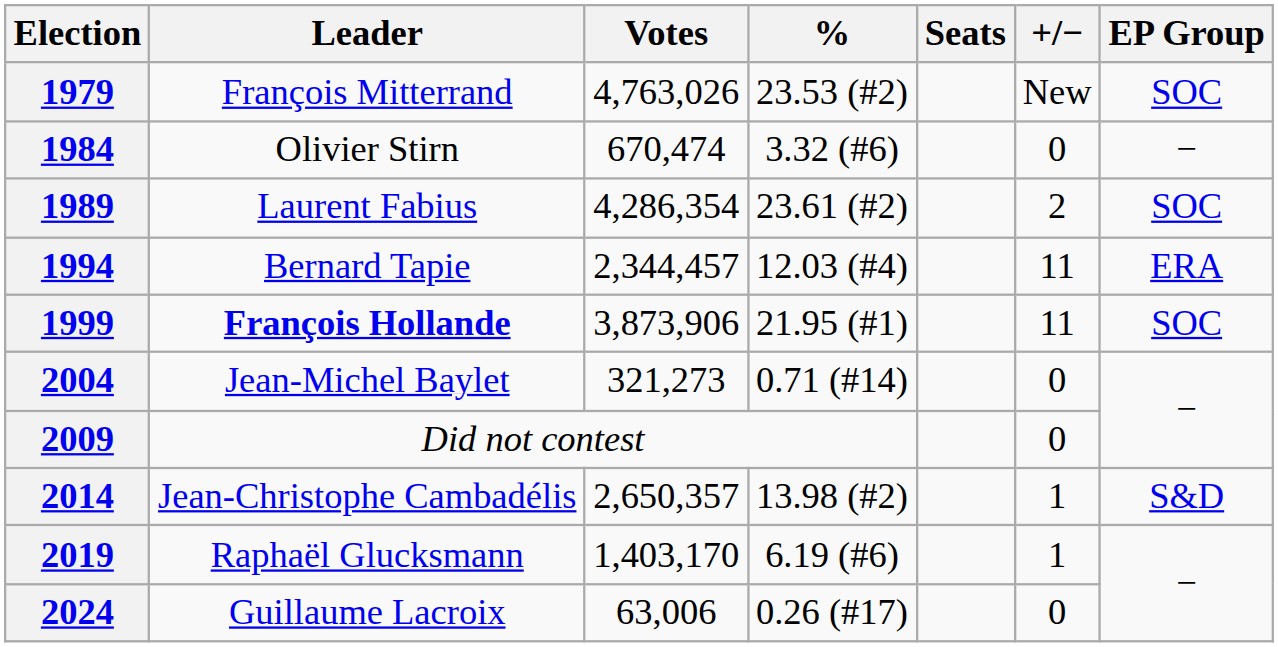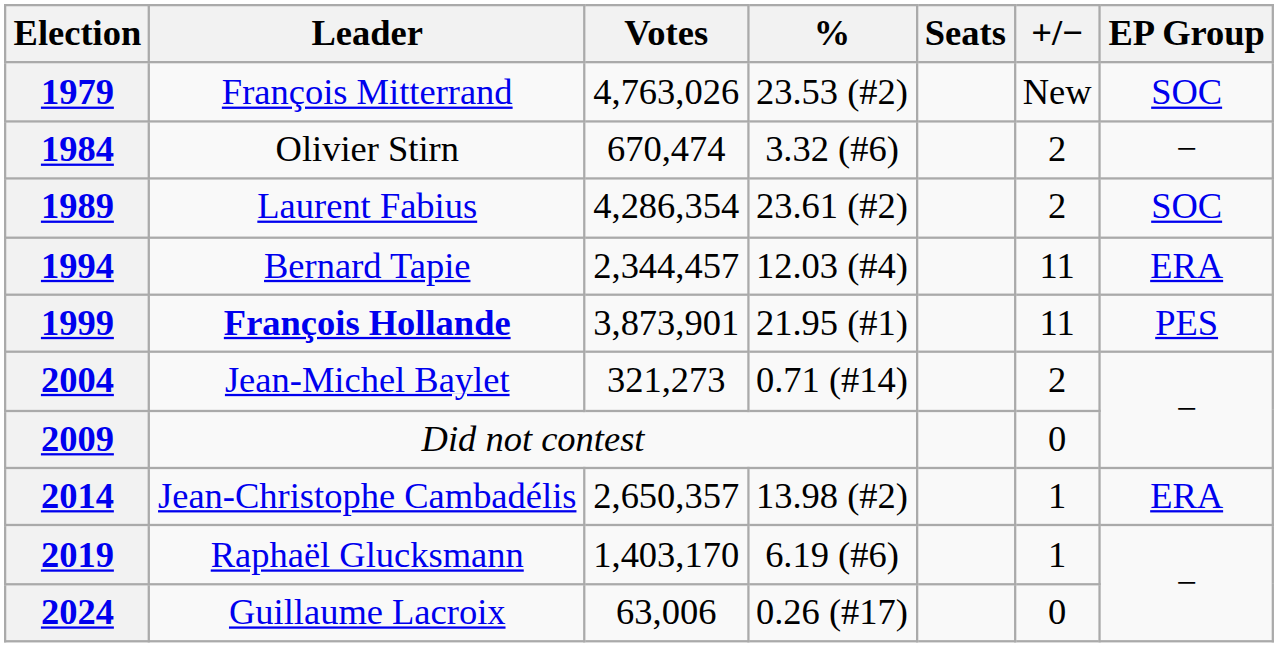(1057, 149) 0 -> (1057, 149) 2
(666, 322) 3,873,906 -> (666, 322) 3,873,901
(1187, 322) SOC -> (1187, 322) PES
(1057, 380) 0 -> (1057, 380) 2
(1187, 496) S&D -> (1187, 496) ERA
